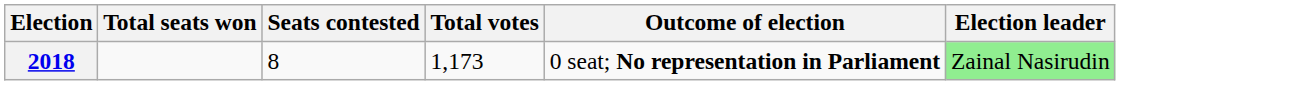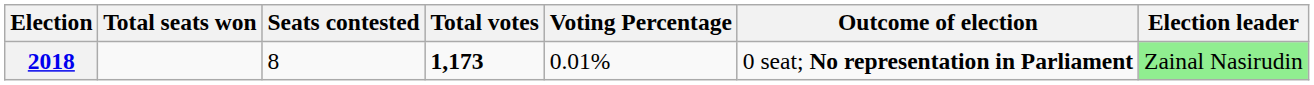+ column: (641, 23)
(457, 60) normal -> (457, 60) bold
